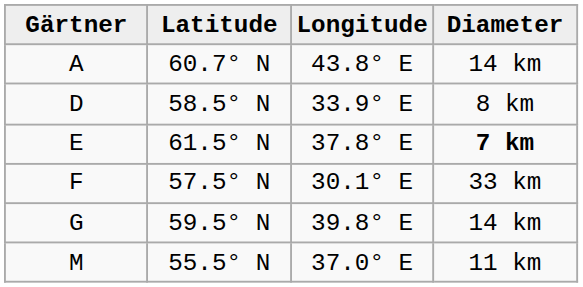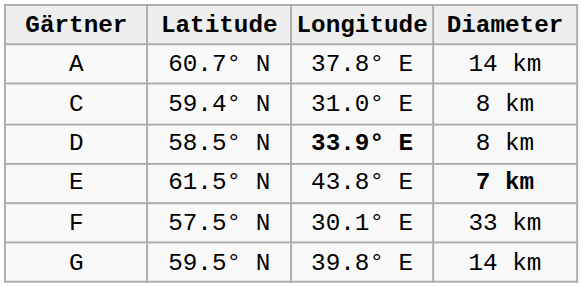(362, 64) 43.8° E -> (362, 64) 37.8° E
+ row: (76, 104)
(362, 104) normal -> (362, 144) bold
(362, 144) 37.8° E -> (362, 183) 43.8° E
- row: (76, 262)
